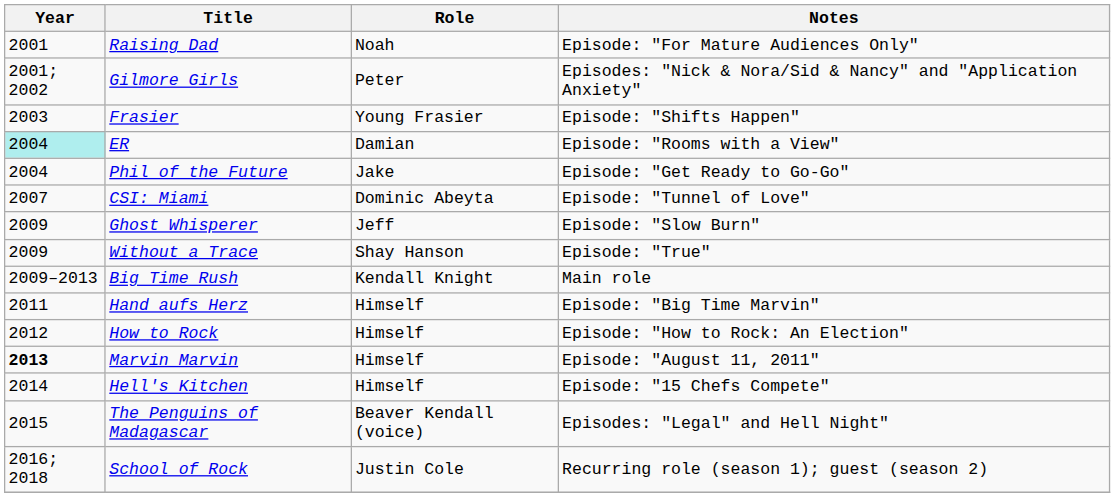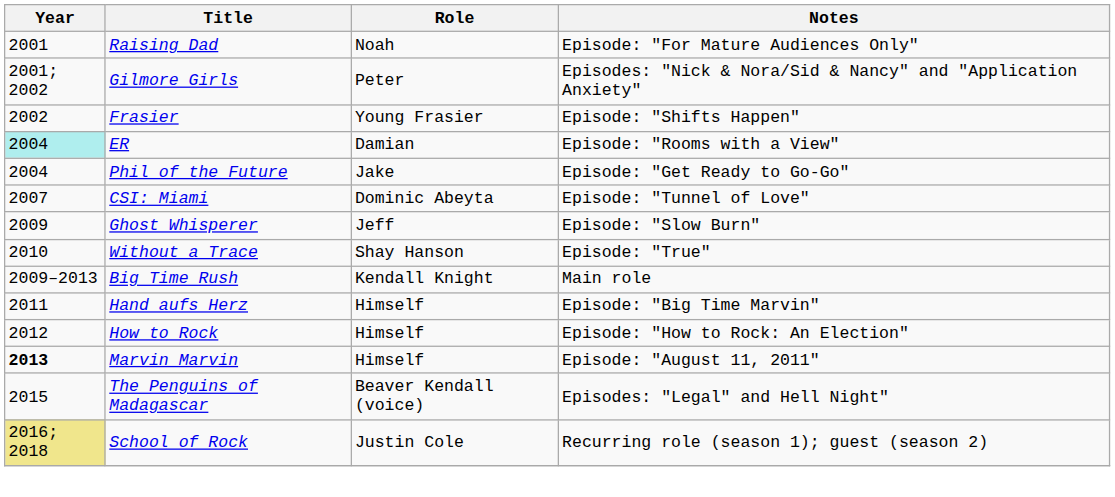(28, 118) 2003 -> (28, 118) 2002
(28, 252) 2009 -> (28, 252) 2010
- row: (179, 387)
(33, 469) no background -> (33, 442) khaki background
